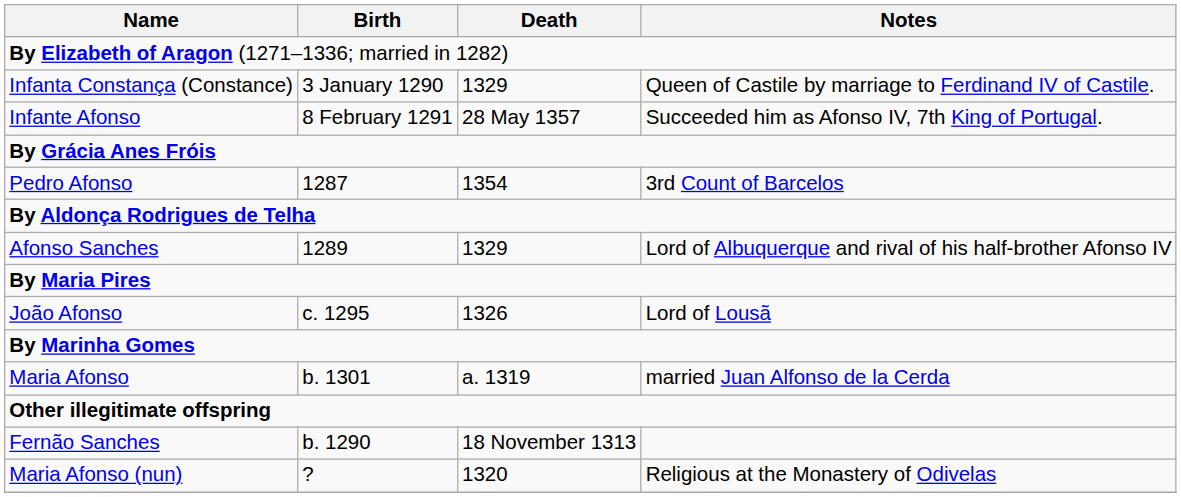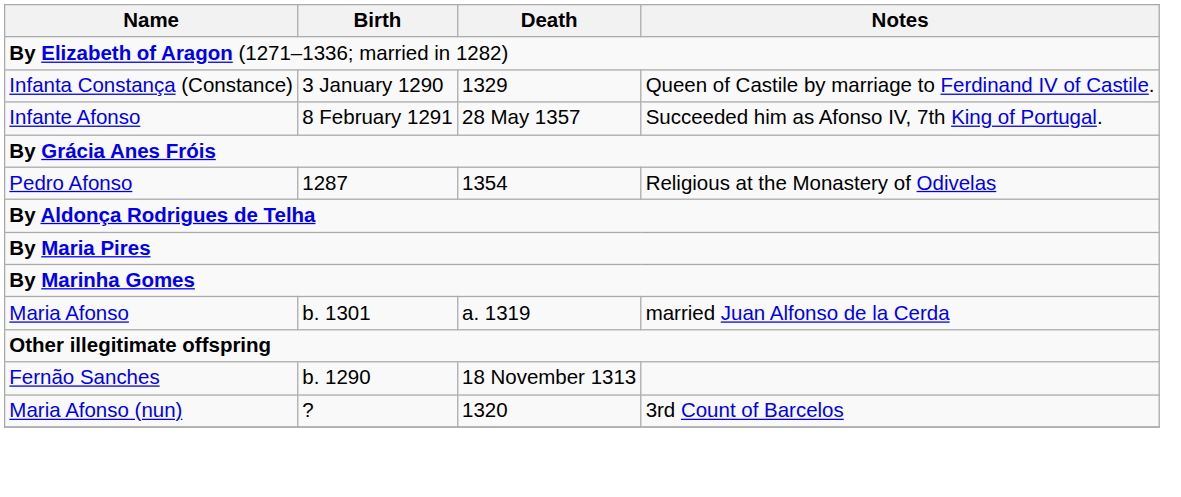(745, 183) 3rd Count of Barcelos -> (821, 183) Religious at the Monastery of Odivelas
- row: (84, 248)
- row: (66, 313)
(821, 475) Religious at the Monastery of Odivelas -> (745, 410) 3rd Count of Barcelos
